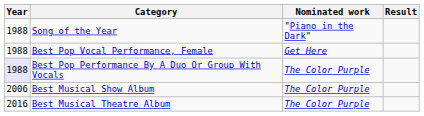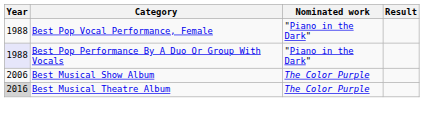- row: (75, 31)
(306, 51) Get Here -> (319, 31) "Piano in the Dark"
(327, 70) The Color Purple -> (319, 56) "Piano in the Dark"
(17, 104) no background -> (17, 90) lightgrey background
